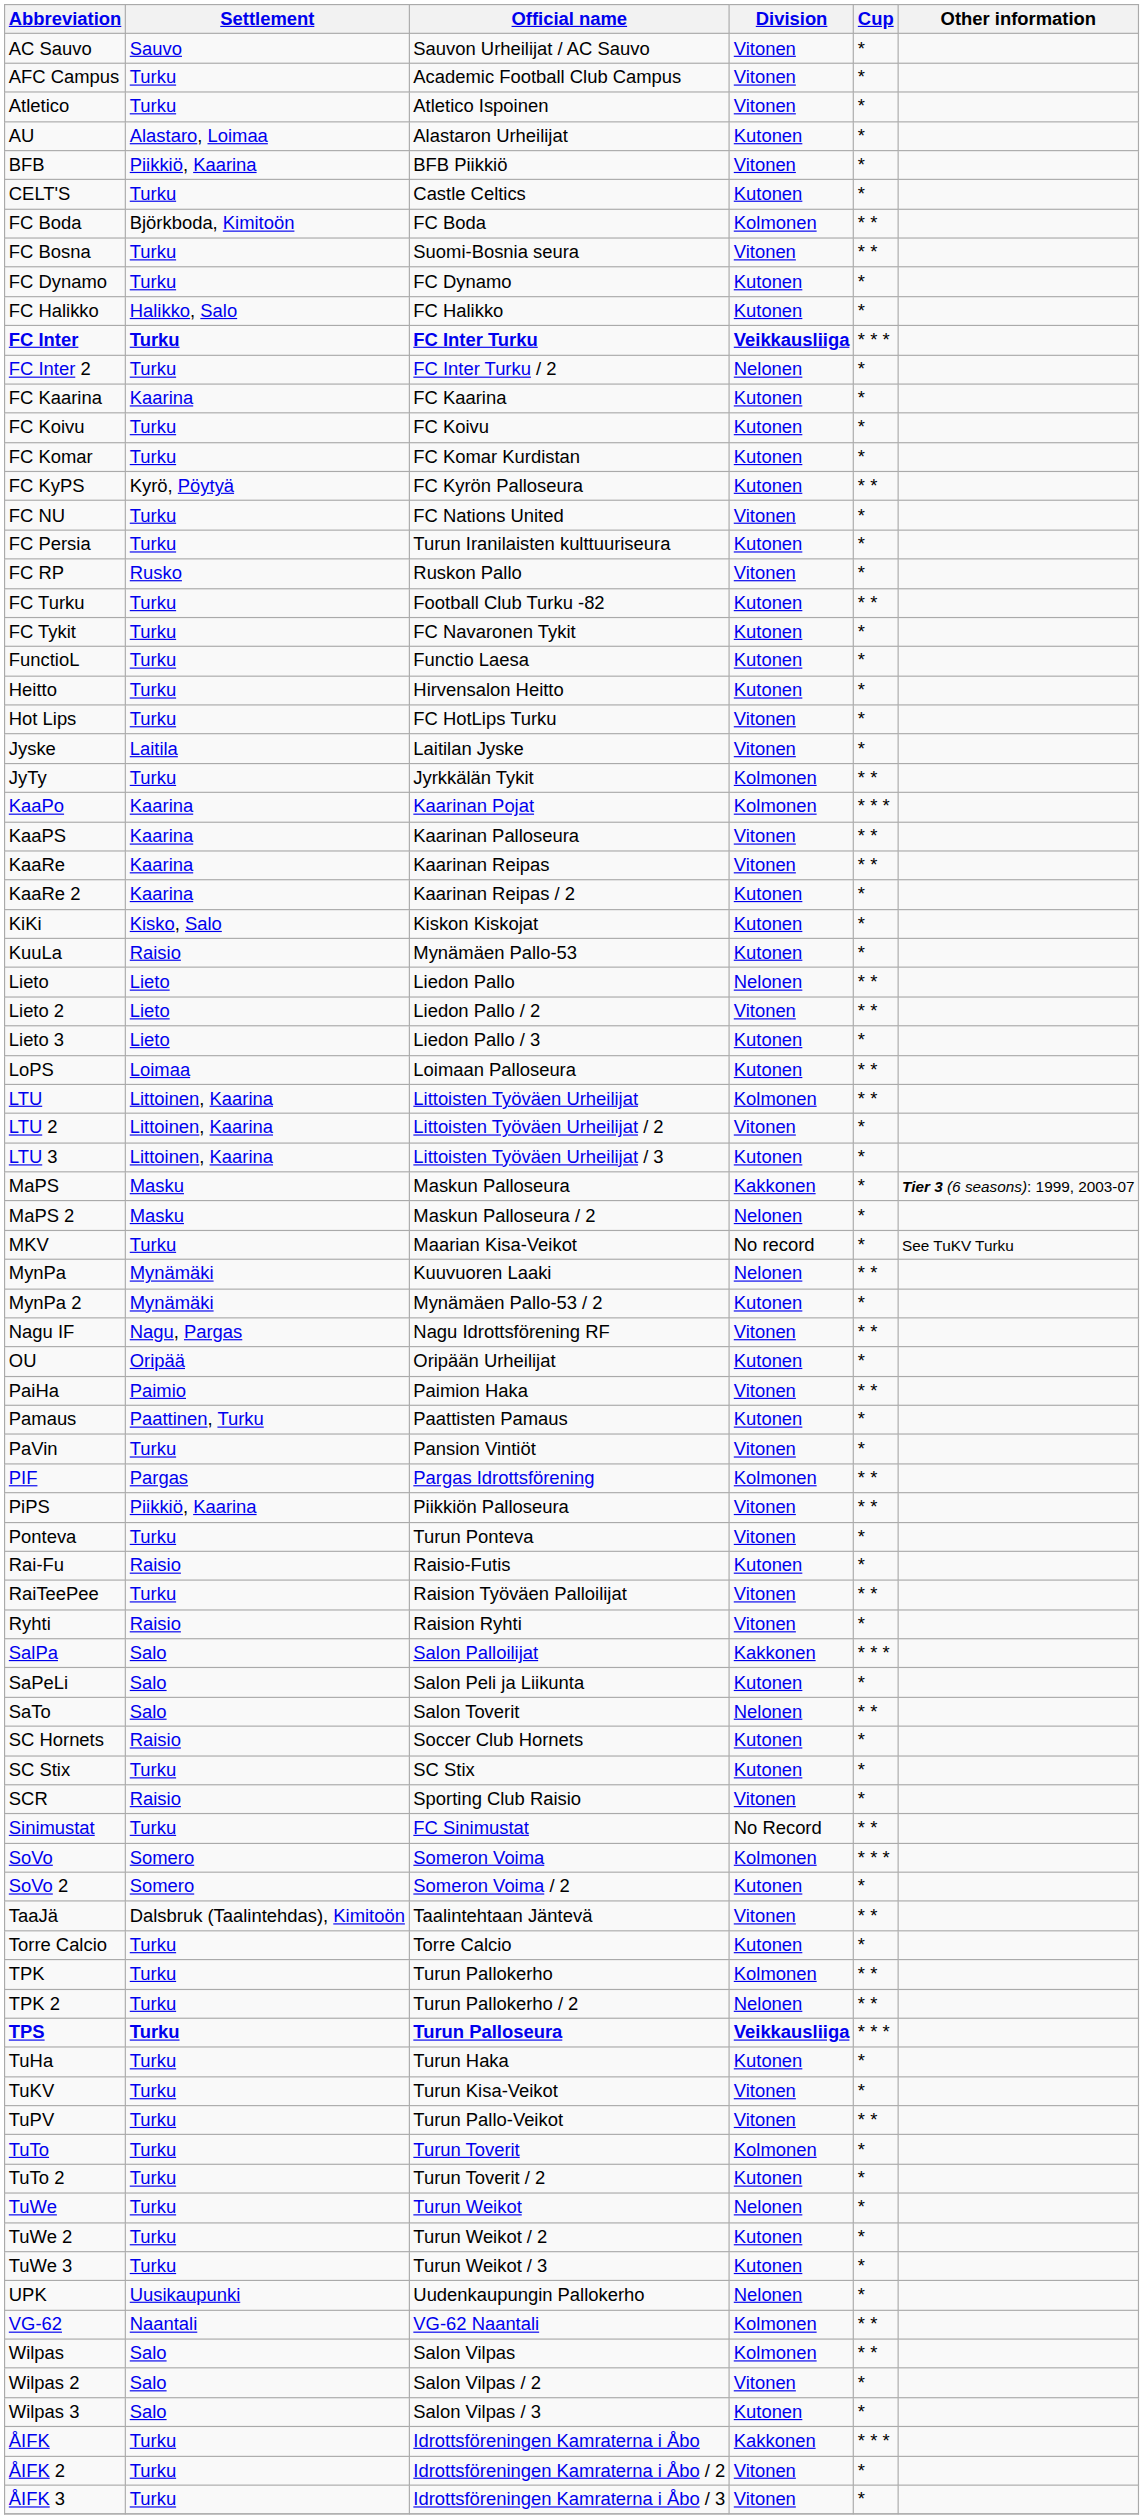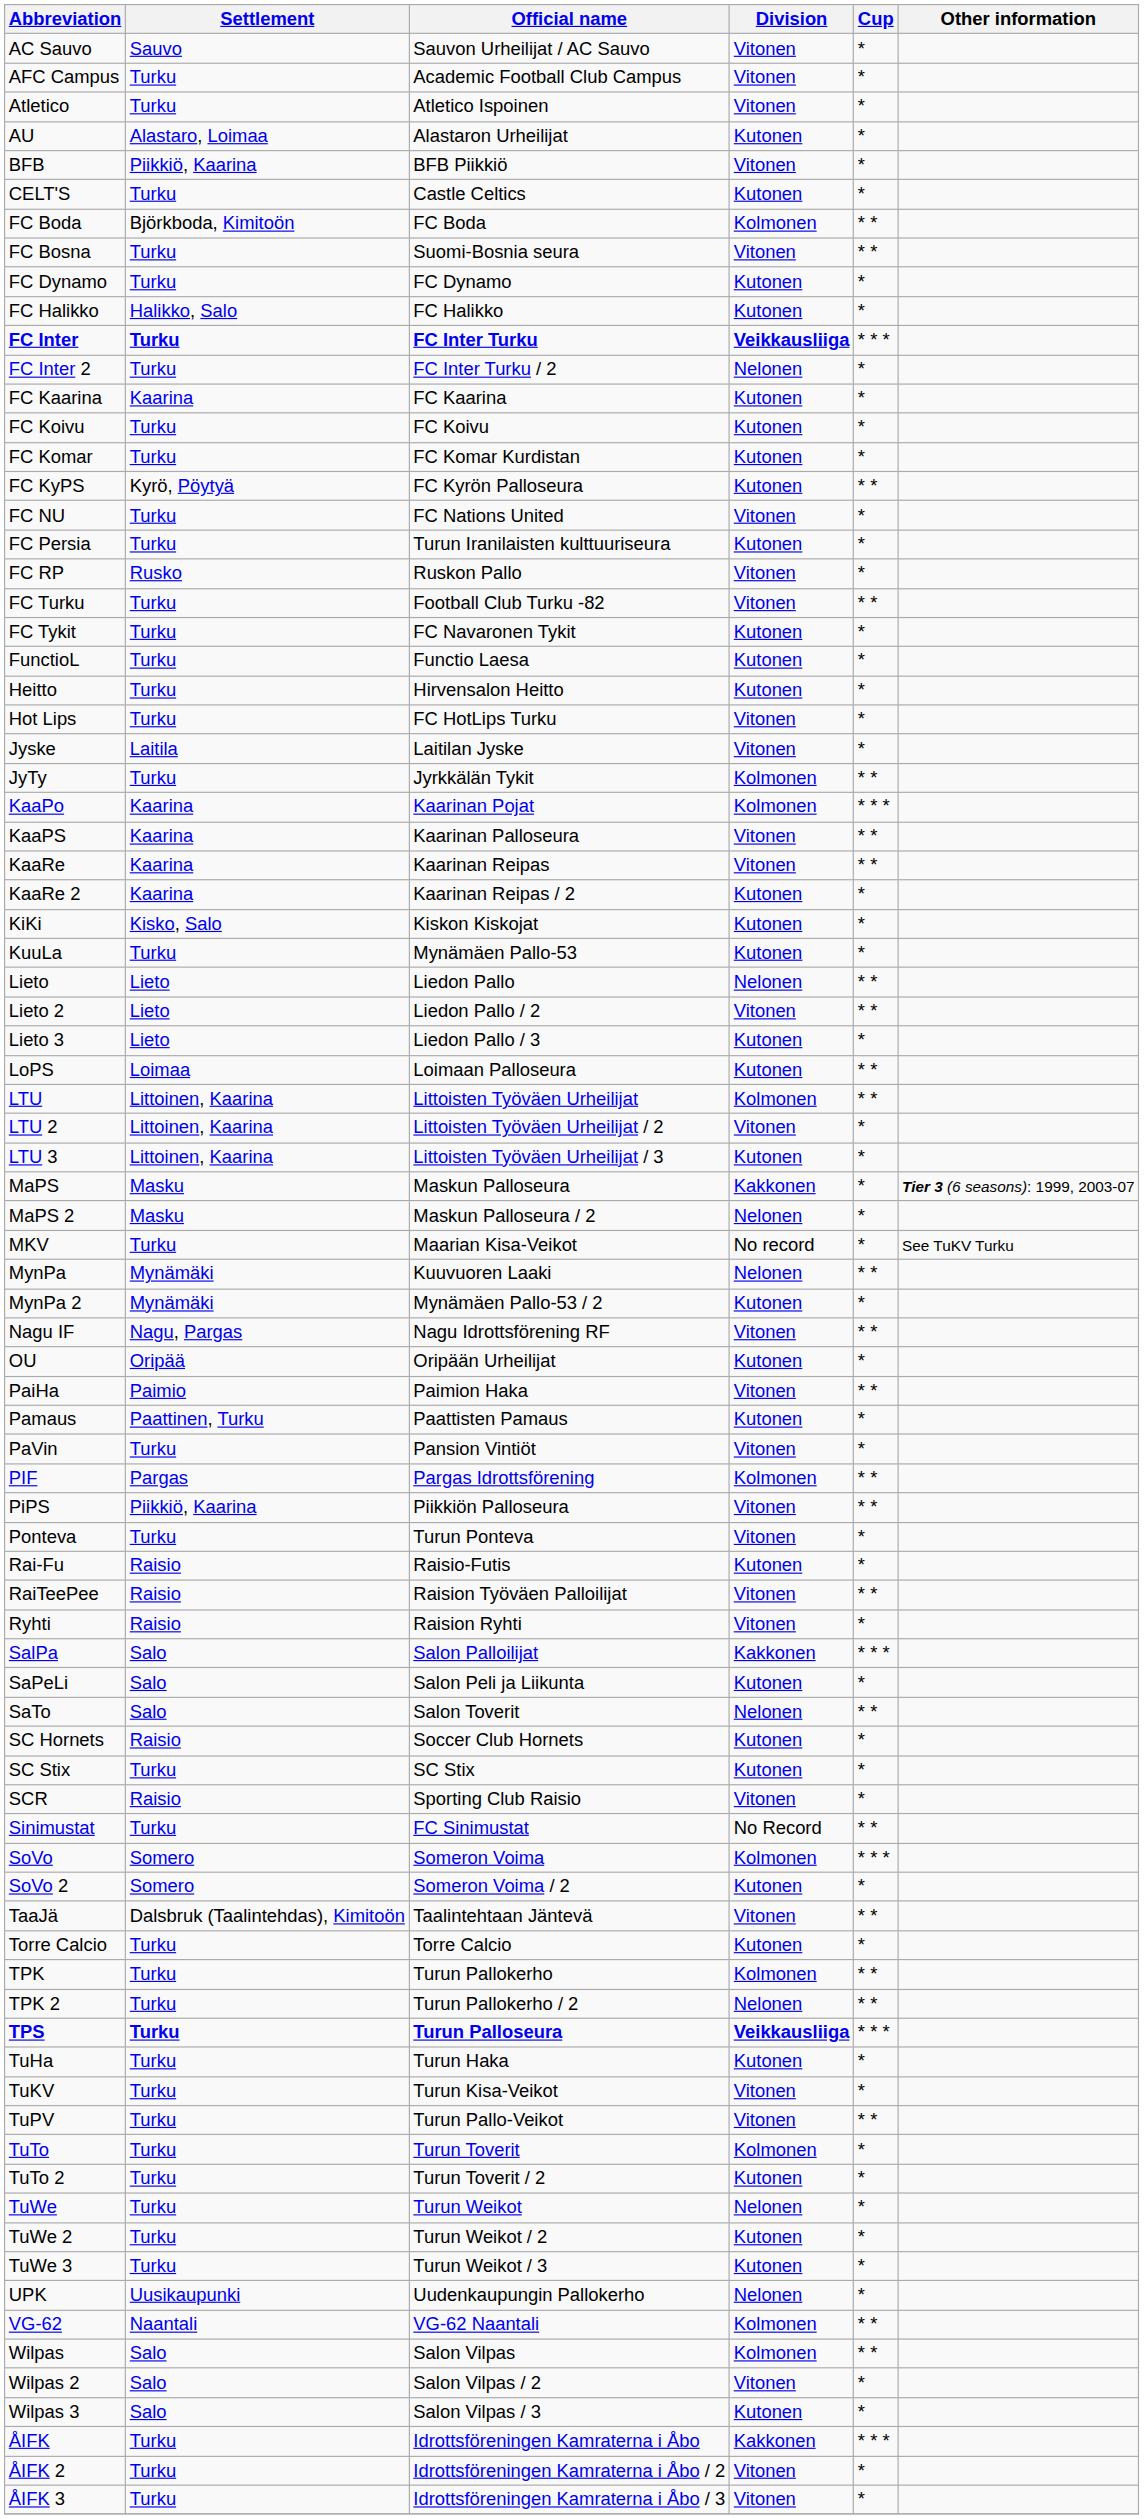(768, 602) Kutonen -> (765, 602) Vitonen
(155, 952) Raisio -> (153, 952) Turku
(153, 1594) Turku -> (155, 1594) Raisio
